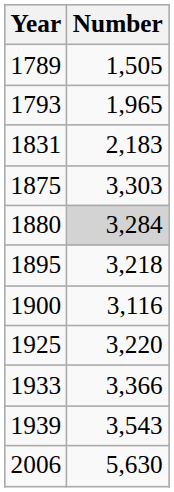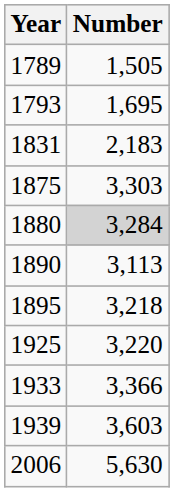(134, 104) 1,965 -> (134, 104) 1,695
+ row: (36, 265)
- row: (36, 305)
(134, 425) 3,543 -> (134, 425) 3,603
